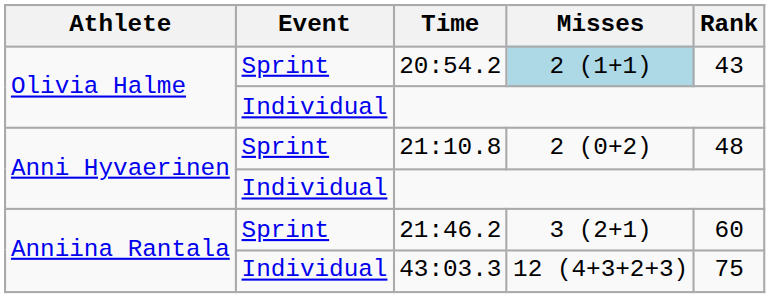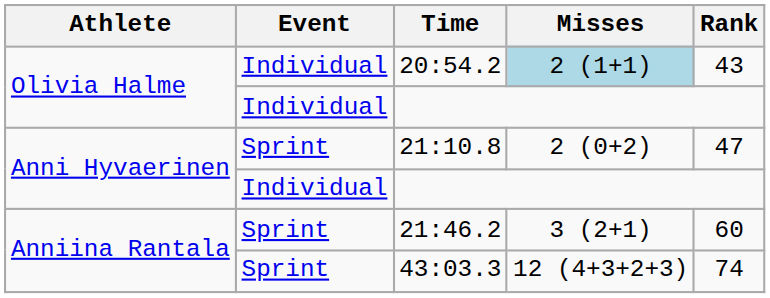(285, 66) Sprint -> (314, 66) Individual
(729, 148) 48 -> (729, 148) 47
(314, 270) Individual -> (285, 270) Sprint
(729, 270) 75 -> (729, 270) 74
